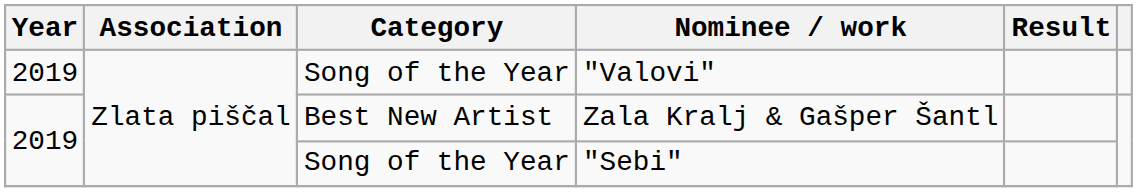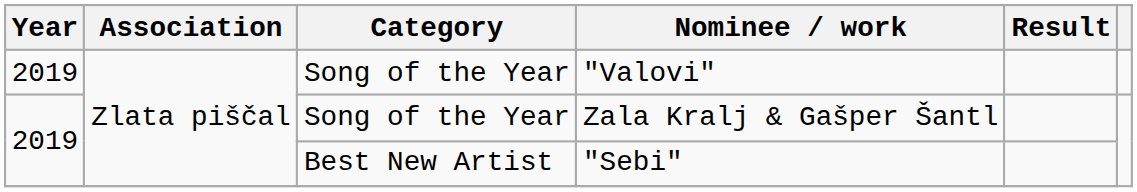(429, 118) Best New Artist -> (437, 118) Song of the Year
(437, 163) Song of the Year -> (429, 163) Best New Artist
